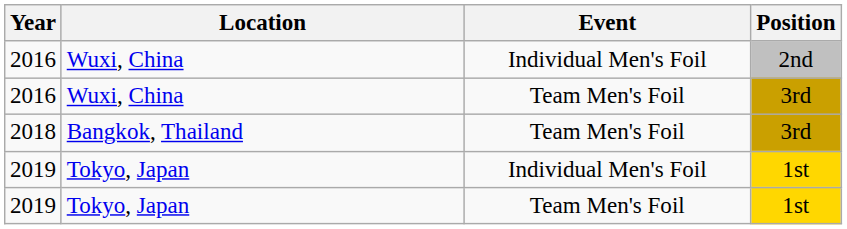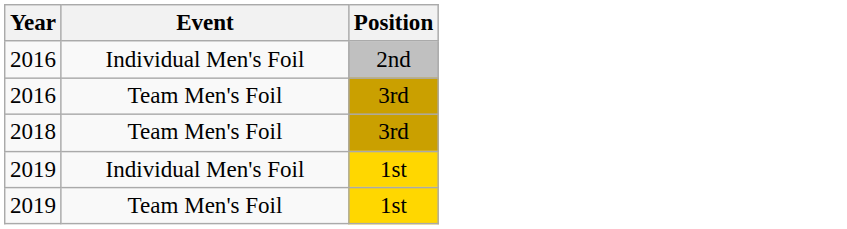- column: (263, 22)
